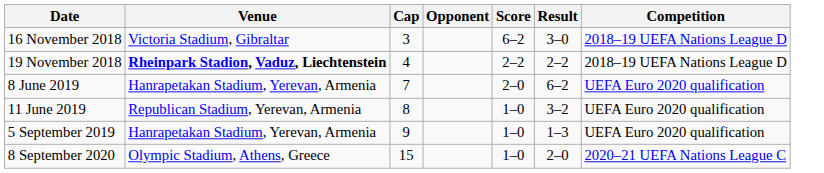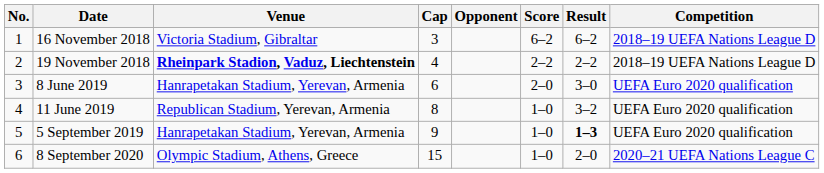+ column: (19, 16)
(558, 39) 3–0 -> (586, 39) 6–2
(406, 86) 7 -> (435, 86) 6
(558, 86) 6–2 -> (586, 86) 3–0
(558, 132) normal -> (586, 132) bold
